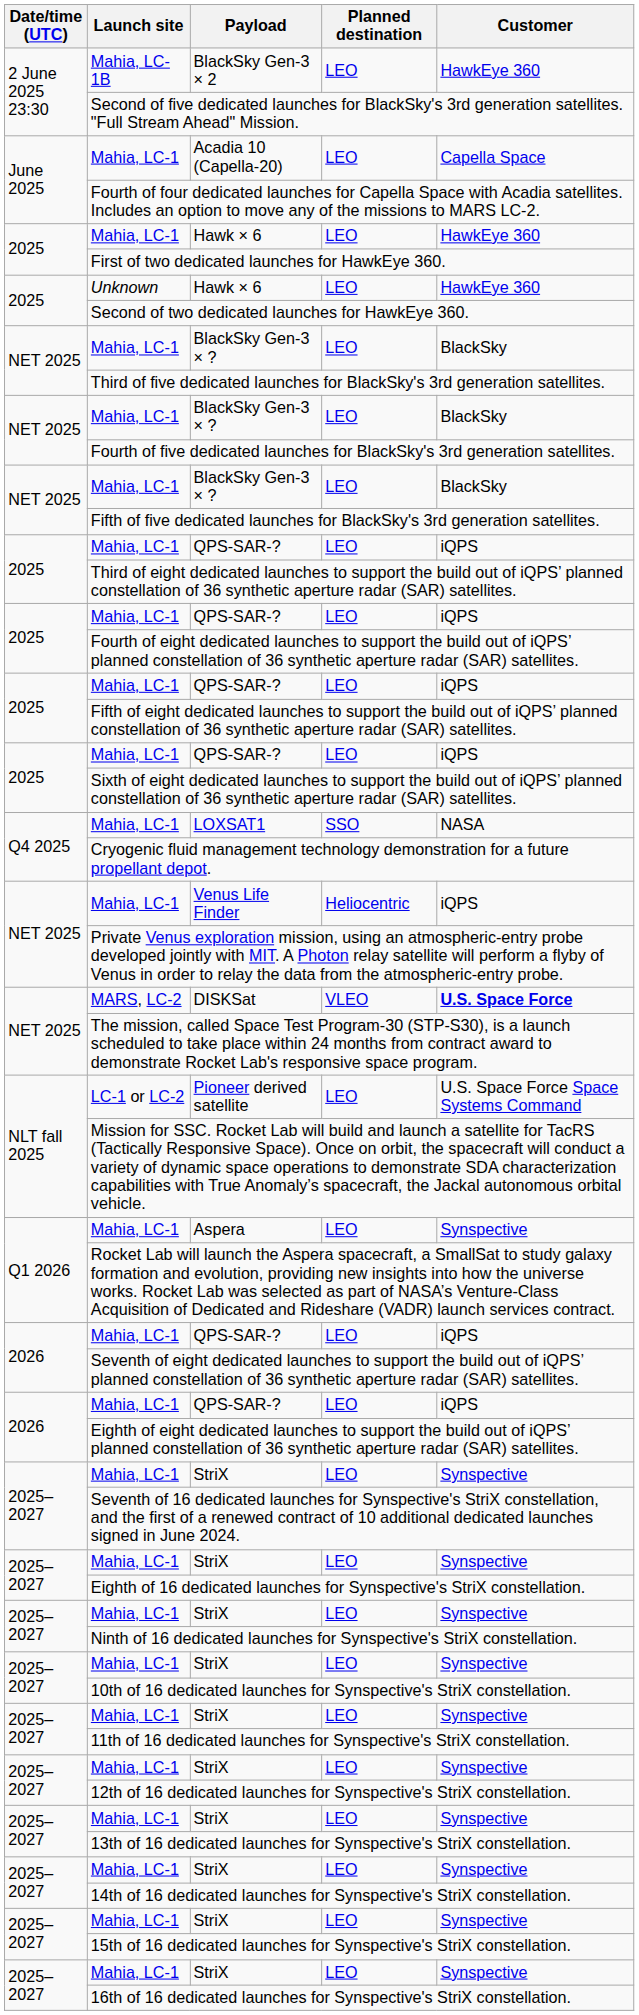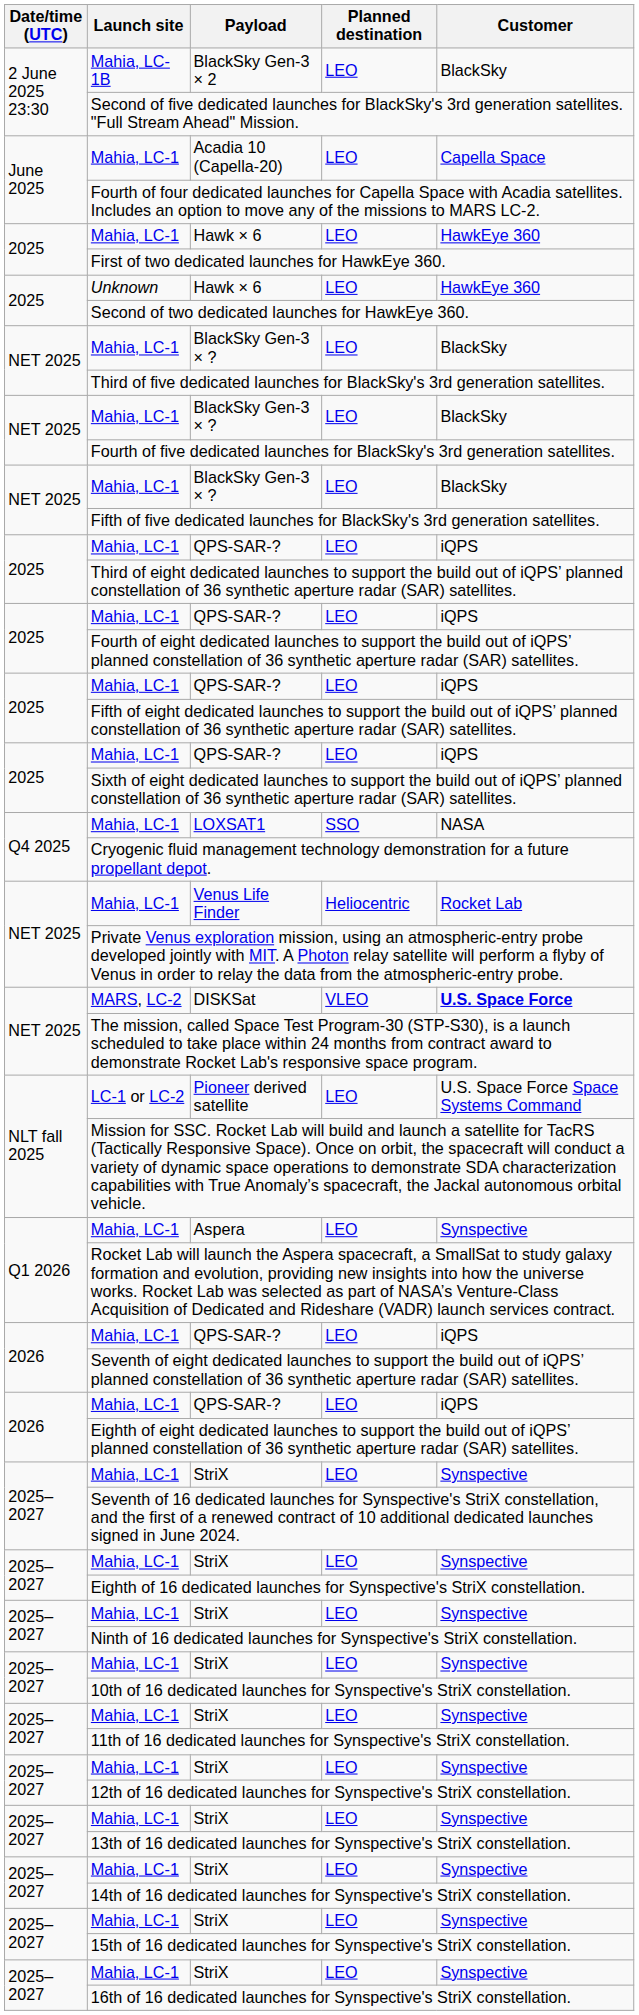(490, 70) HawkEye 360 -> (474, 70) BlackSky
(459, 903) iQPS -> (481, 903) Rocket Lab
